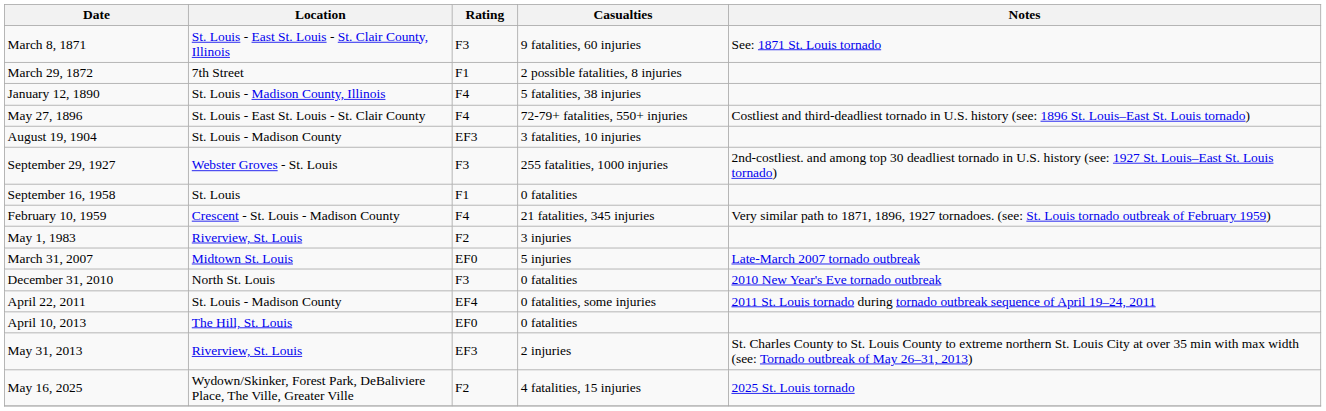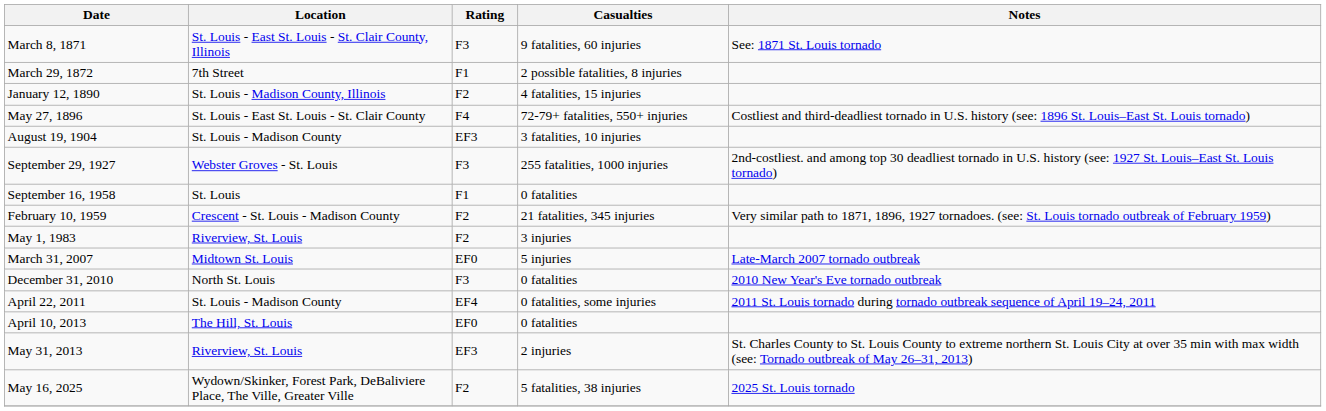(462, 94) F4 -> (462, 94) F2
(581, 94) 5 fatalities, 38 injuries -> (581, 94) 4 fatalities, 15 injuries
(462, 215) F4 -> (462, 215) F2
(581, 387) 4 fatalities, 15 injuries -> (581, 387) 5 fatalities, 38 injuries
